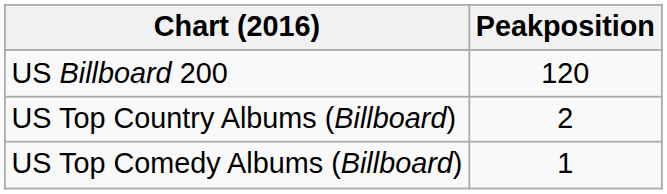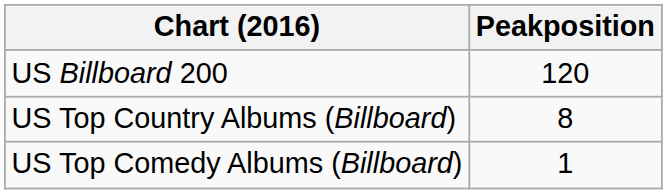(565, 118) 2 -> (565, 118) 8
